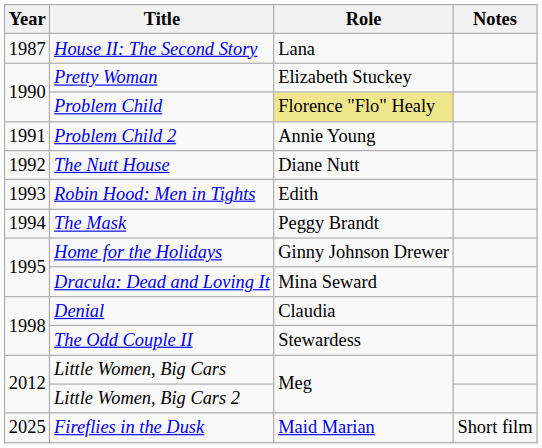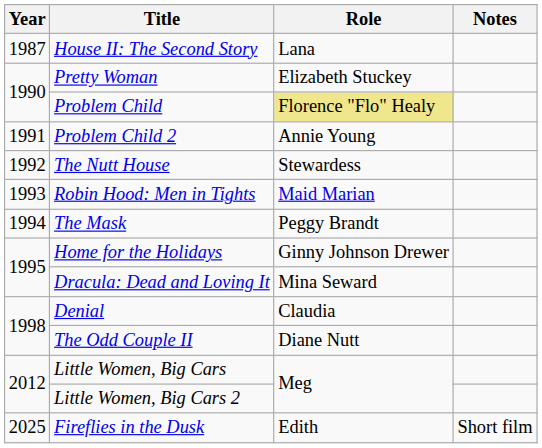(319, 164) Diane Nutt -> (320, 164) Stewardess
(298, 194) Edith -> (327, 194) Maid Marian
(320, 340) Stewardess -> (319, 340) Diane Nutt
(327, 427) Maid Marian -> (298, 427) Edith
